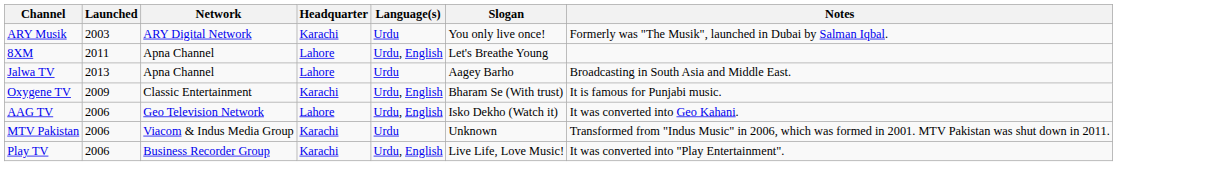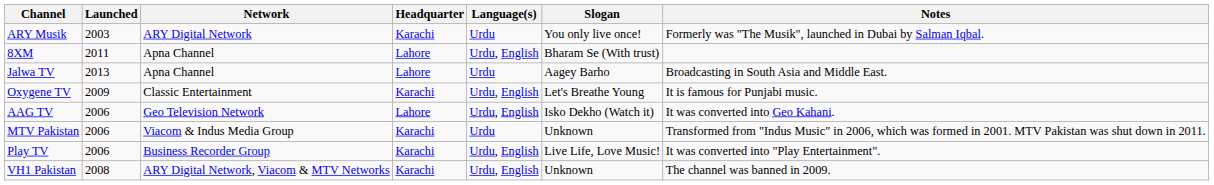(498, 53) Let's Breathe Young -> (602, 53) Bharam Se (With trust)
(506, 92) Bharam Se (With trust) -> (594, 92) Let's Breathe Young
+ row: (42, 170)
